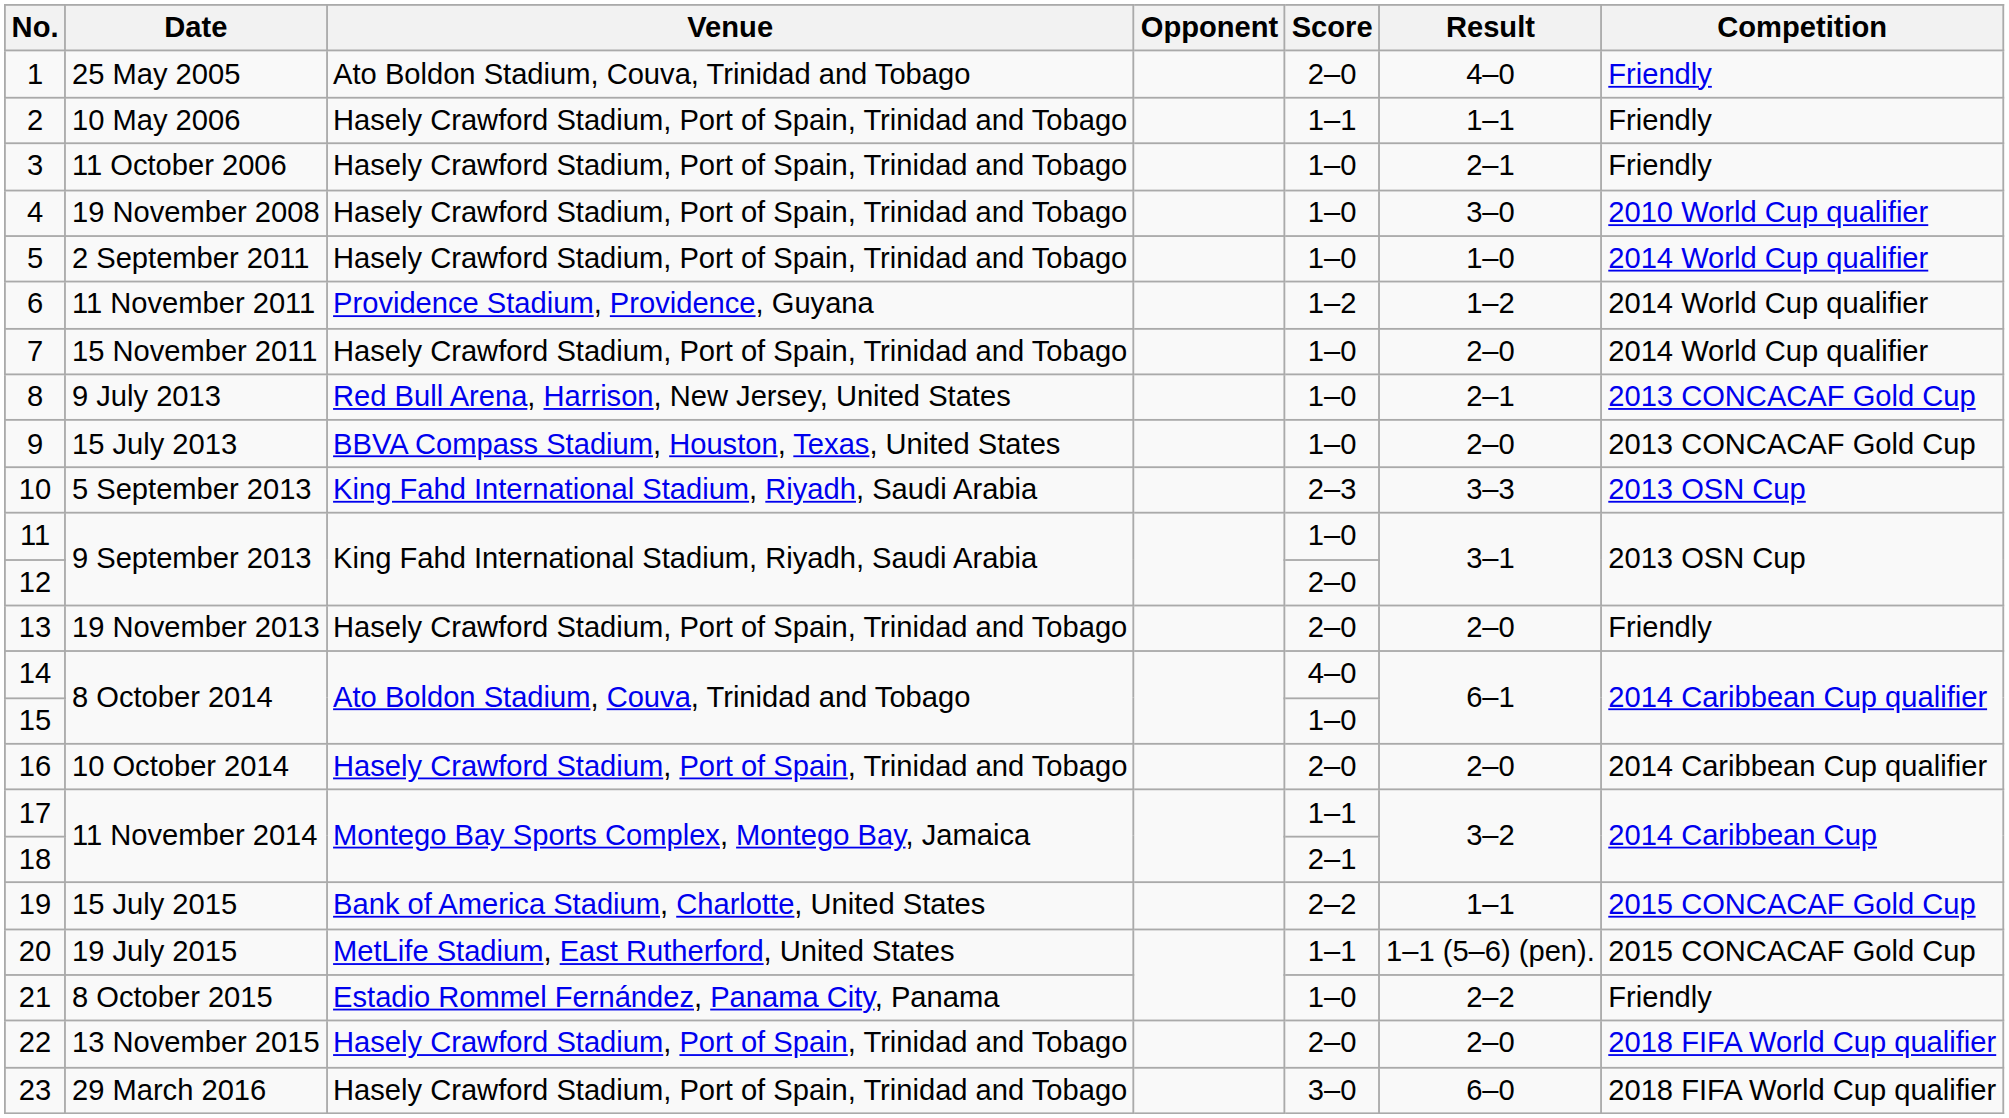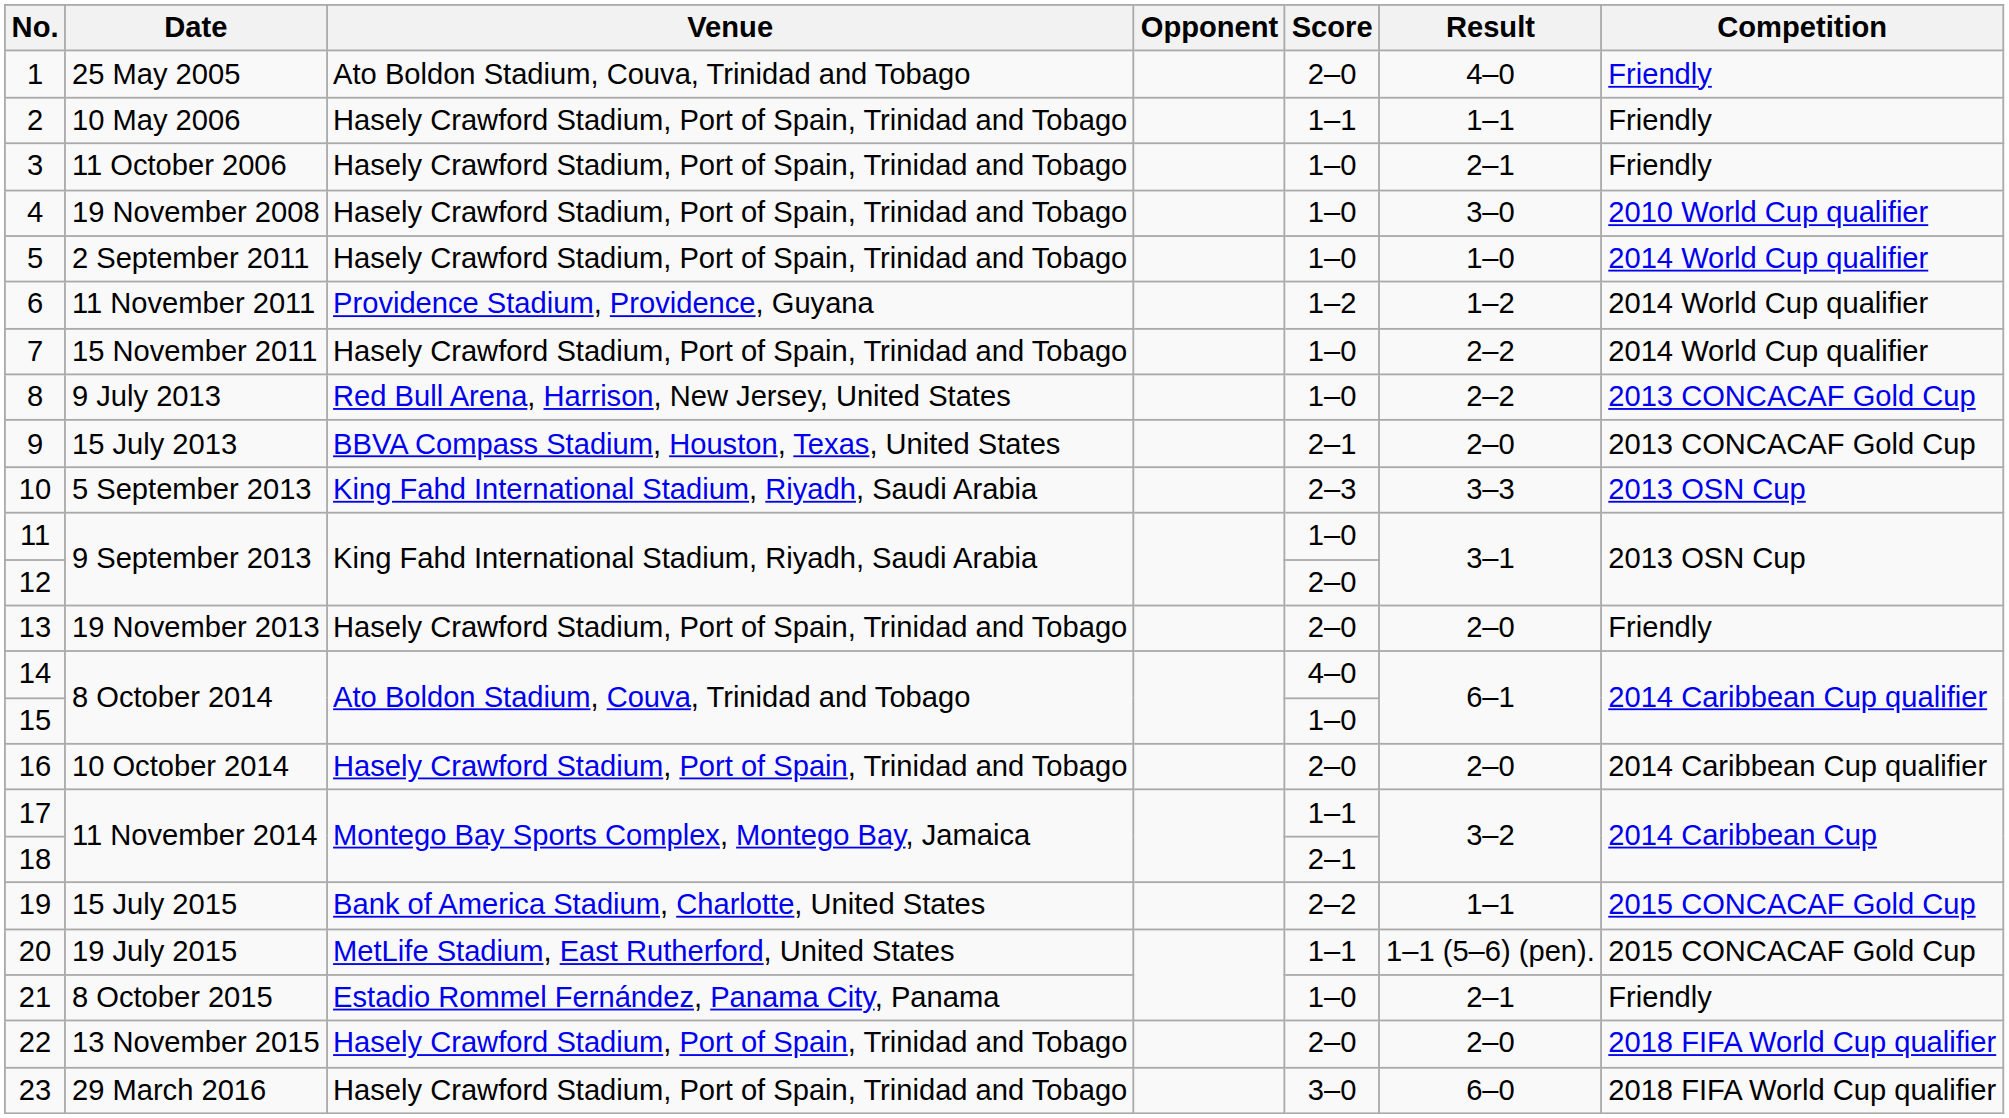(1490, 350) 2–0 -> (1490, 350) 2–2
(1490, 397) 2–1 -> (1490, 397) 2–2
(1332, 443) 1–0 -> (1332, 443) 2–1
(1490, 997) 2–2 -> (1490, 997) 2–1
